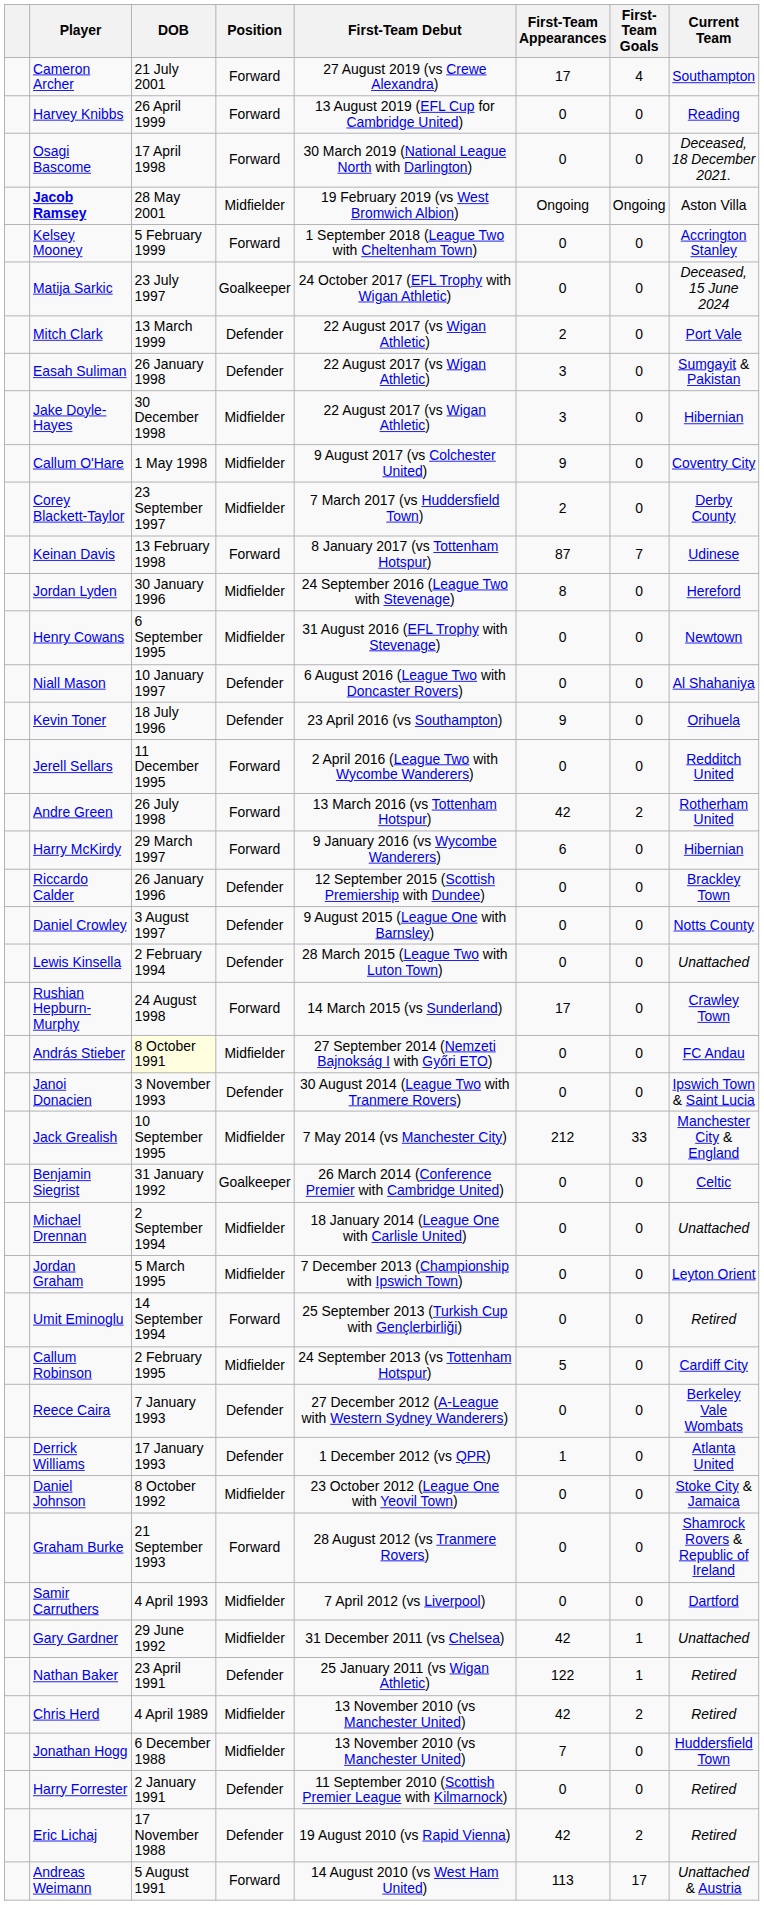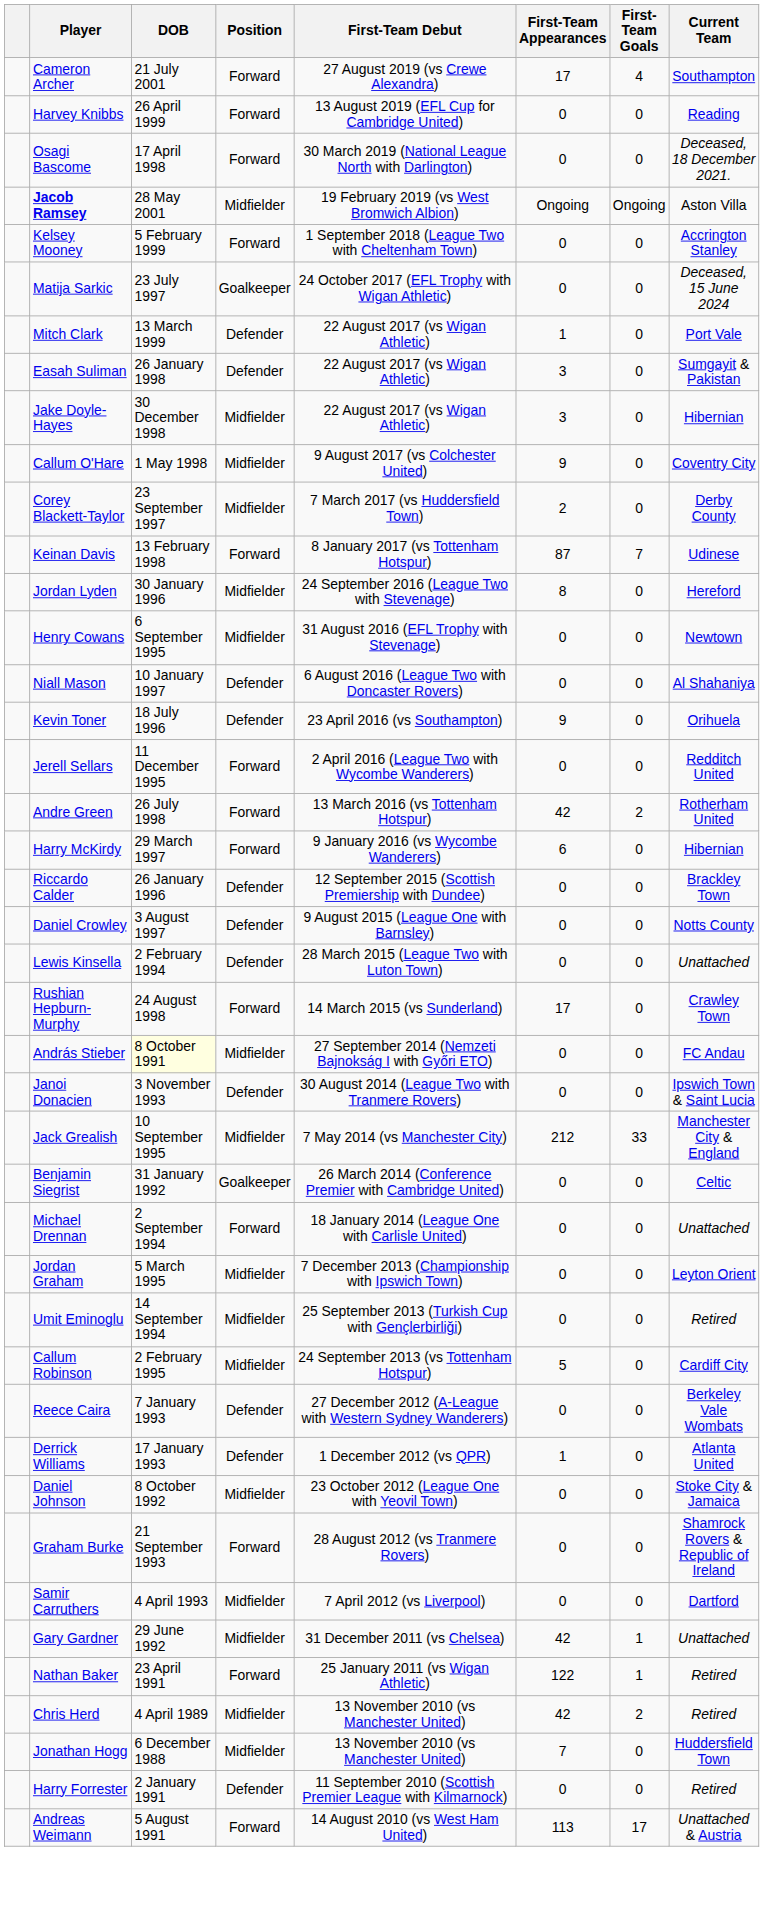(563, 334) 2 -> (563, 334) 1
(255, 1228) Midfielder -> (255, 1228) Forward
(255, 1319) Forward -> (255, 1319) Midfielder
(255, 1676) Defender -> (255, 1676) Forward
- row: (65, 1835)
